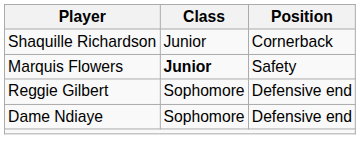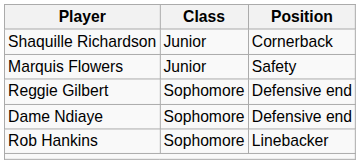(187, 66) bold -> (185, 66) normal
+ row: (53, 141)
